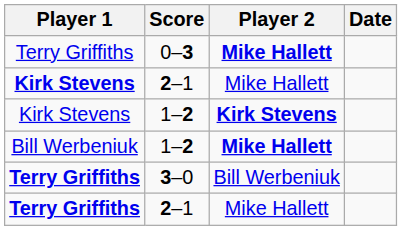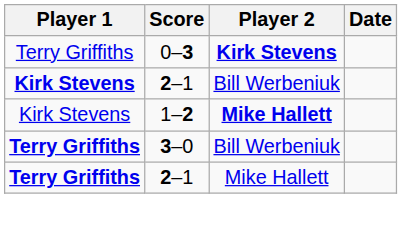(277, 51) Mike Hallett -> (277, 51) Kirk Stevens
(277, 83) Mike Hallett -> (277, 83) Bill Werbeniuk
(277, 114) Kirk Stevens -> (277, 114) Mike Hallett
- row: (75, 146)
